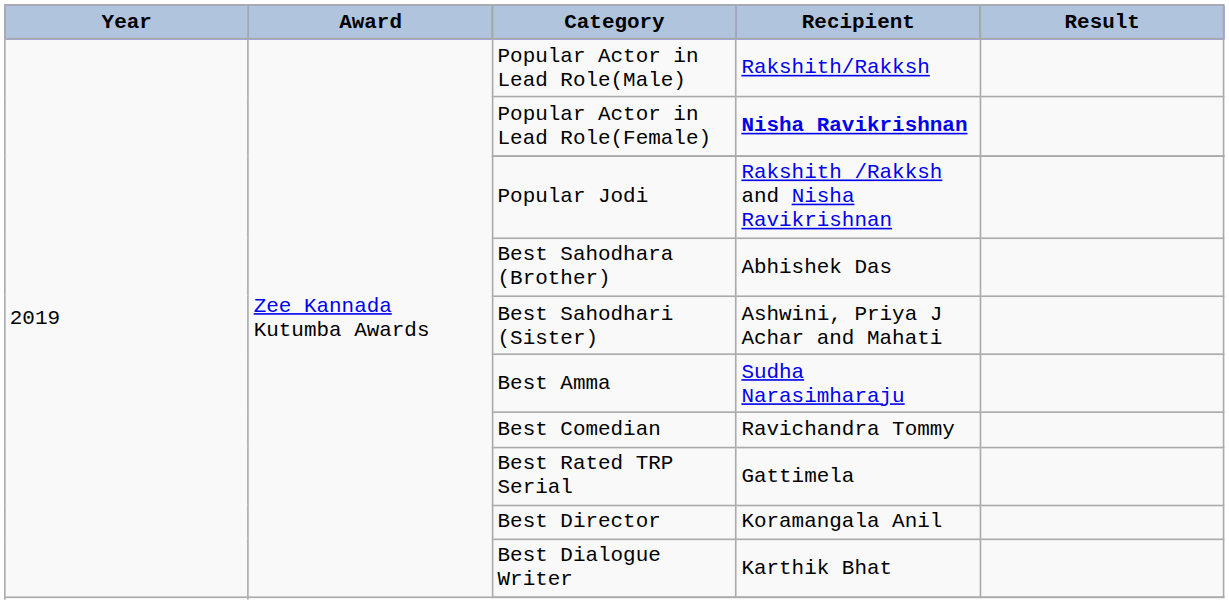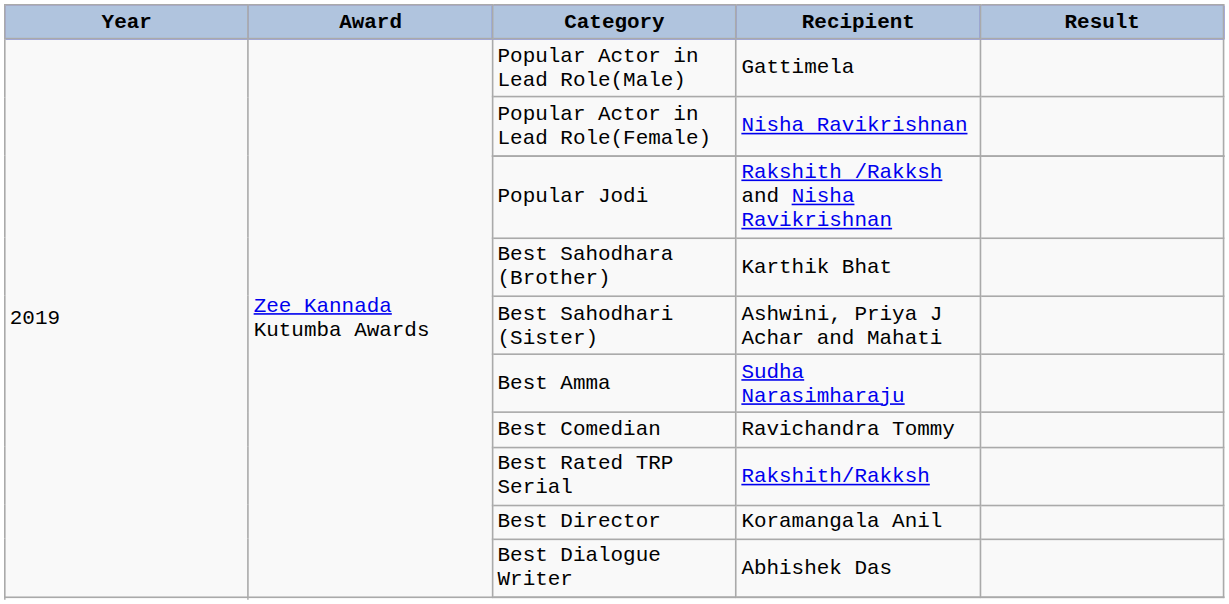(836, 68) Rakshith/Rakksh -> (798, 68) Gattimela
(854, 126) bold -> (854, 126) normal
(817, 267) Abhishek Das -> (817, 267) Karthik Bhat
(798, 476) Gattimela -> (836, 476) Rakshith/Rakksh
(817, 568) Karthik Bhat -> (817, 568) Abhishek Das
